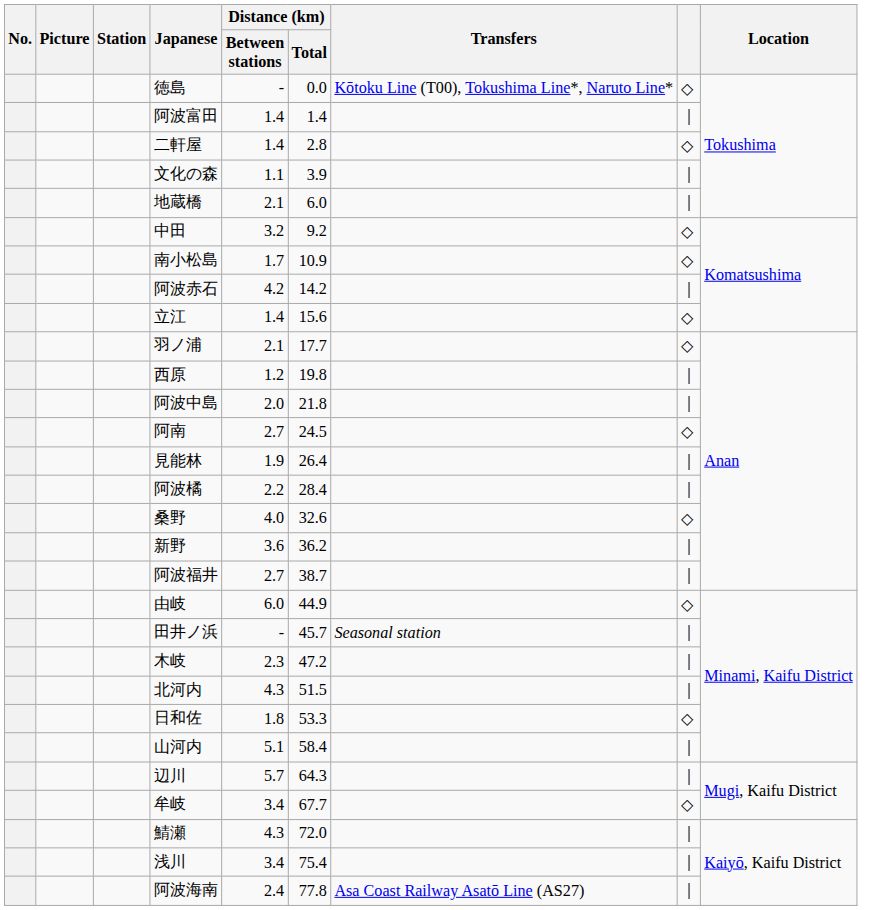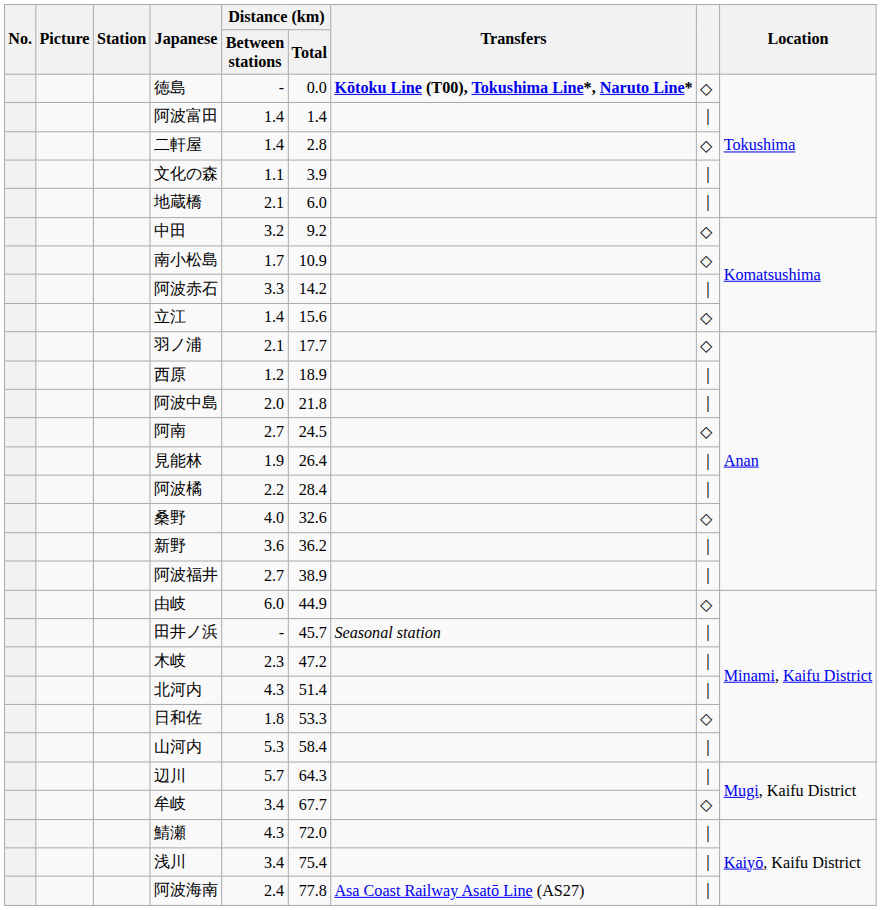(504, 88) normal -> (514, 88) bold
(274, 288) 4.2 -> (274, 288) 3.3
(313, 374) 19.8 -> (313, 374) 18.9
(313, 575) 38.7 -> (313, 575) 38.9
(313, 690) 51.5 -> (313, 690) 51.4
(274, 747) 5.1 -> (274, 747) 5.3
